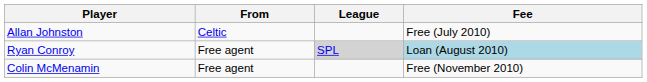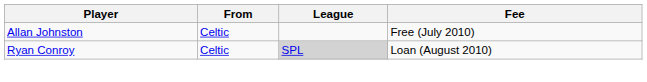(226, 50) Free agent -> (214, 50) Celtic
(457, 50) lightblue background -> (441, 50) no background
- row: (53, 69)
